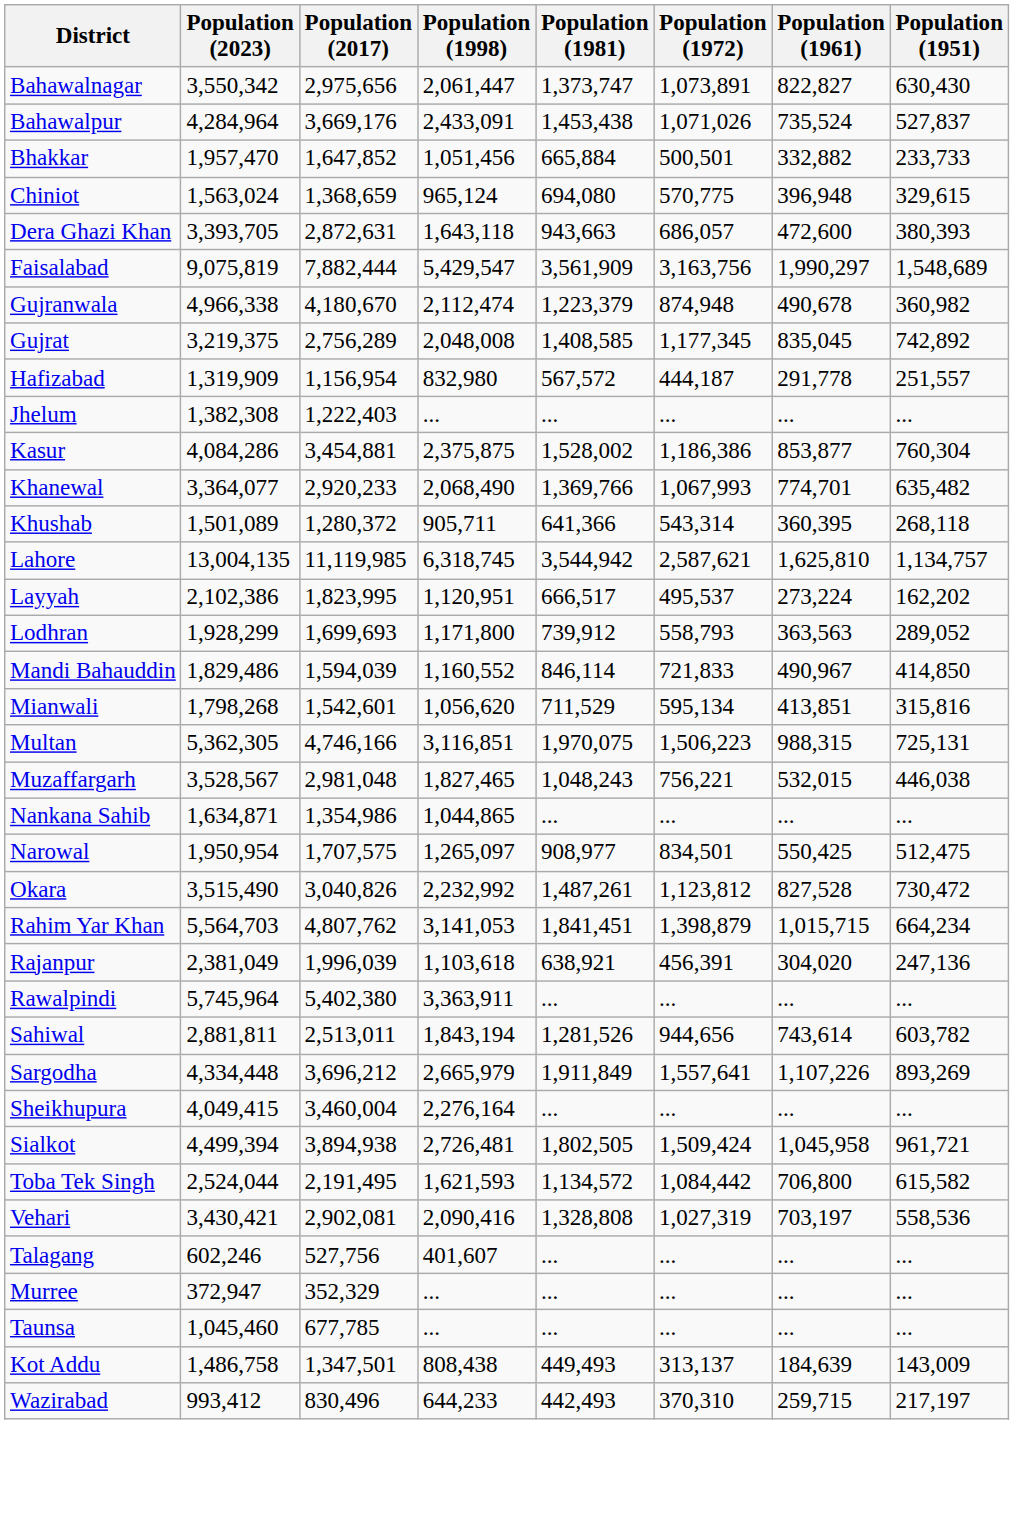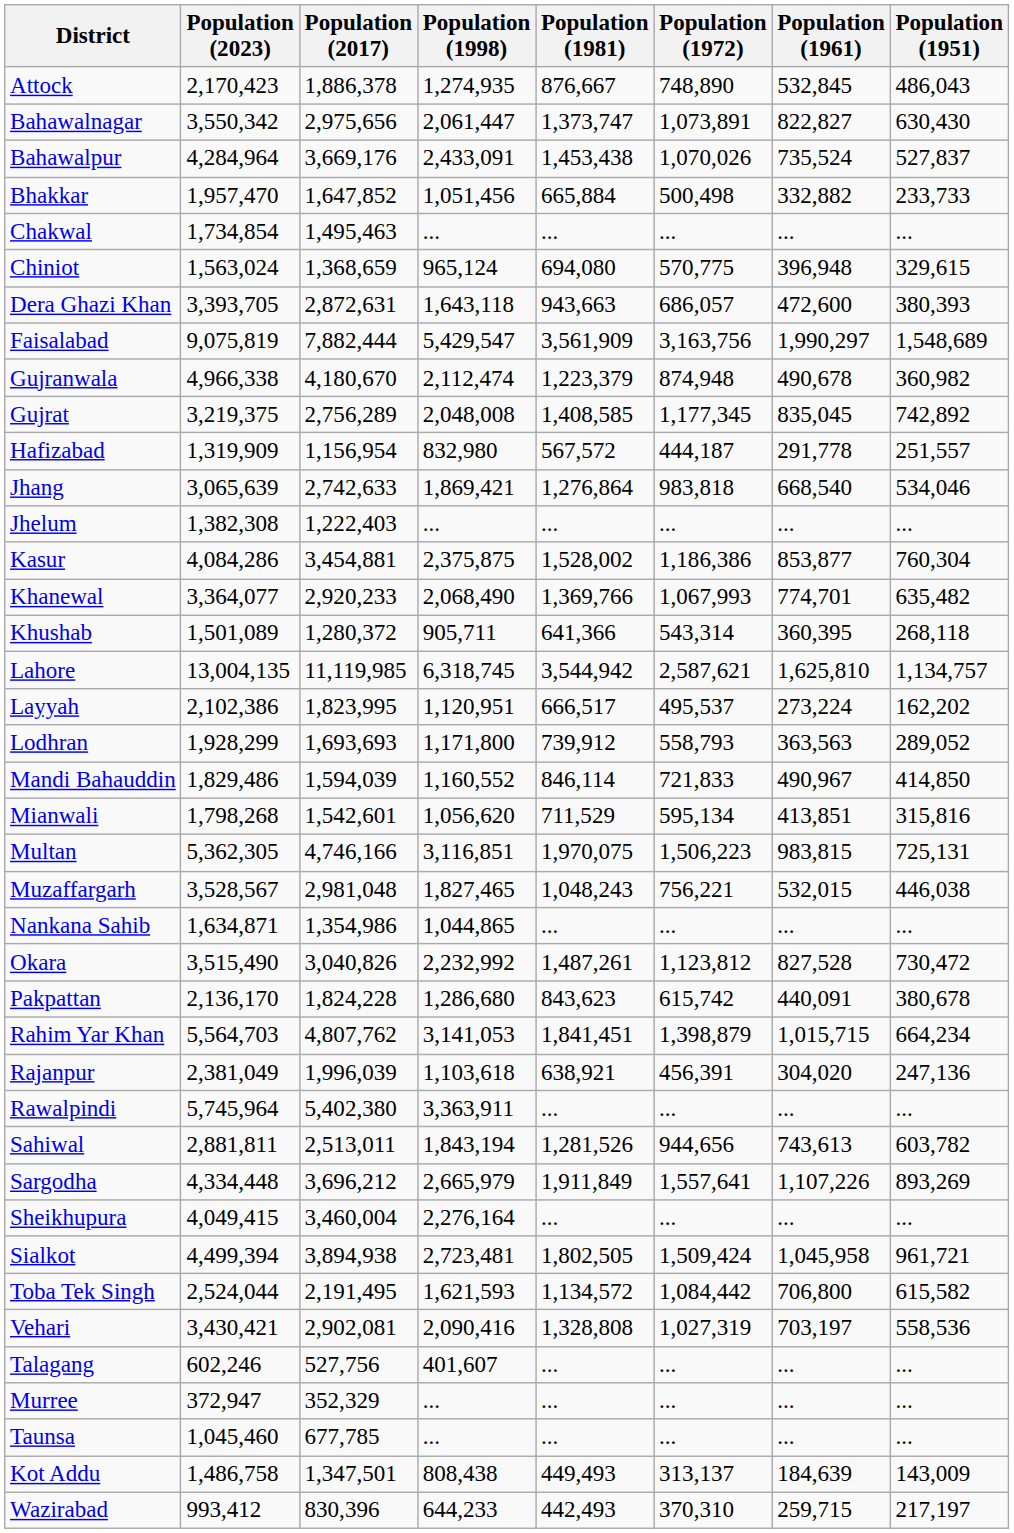+ row: (41, 85)
(705, 121) 1,071,026 -> (705, 158) 1,070,026
(697, 158) 500,501 -> (697, 194) 500,498
+ row: (51, 231)
+ row: (37, 487)
(351, 633) 1,699,693 -> (351, 742) 1,693,693
(815, 742) 988,315 -> (815, 852) 983,815
- row: (50, 852)
+ row: (55, 998)
(815, 1035) 743,614 -> (815, 1144) 743,613
(469, 1144) 2,726,481 -> (469, 1254) 2,723,481
(342, 1400) 830,496 -> (342, 1510) 830,396
